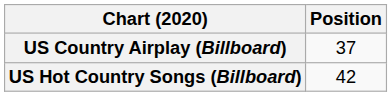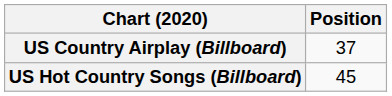(346, 76) 42 -> (346, 76) 45
